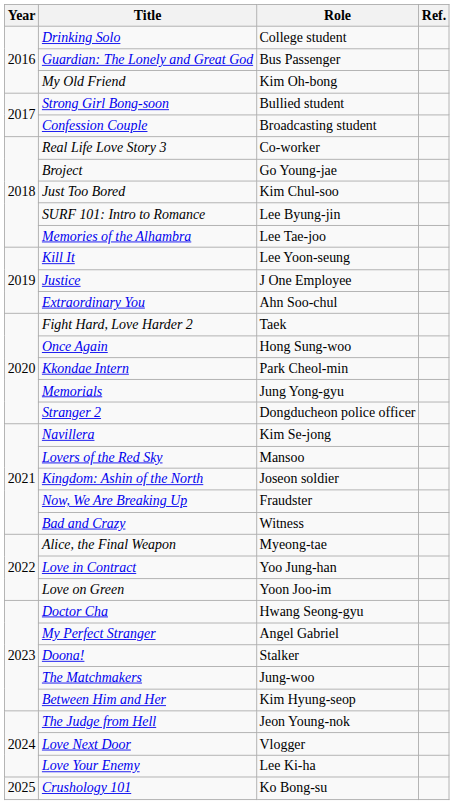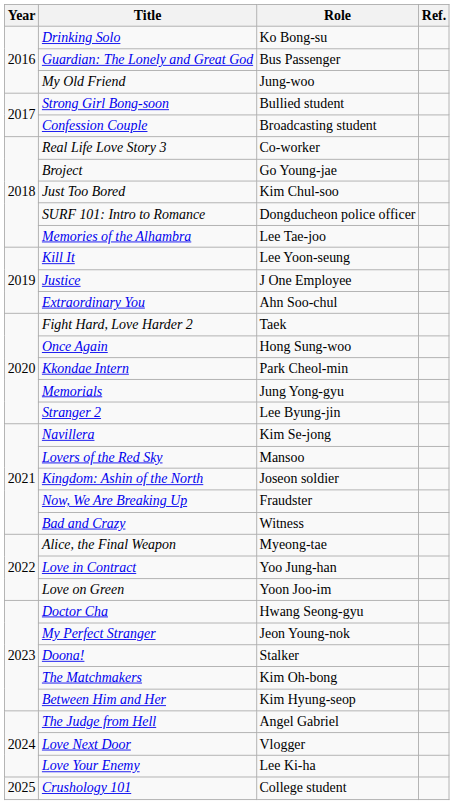(303, 37) College student -> (293, 37) Ko Bong-su
(298, 81) Kim Oh-bong -> (287, 81) Jung-woo
(300, 214) Lee Byung-jin -> (338, 214) Dongducheon police officer
(338, 412) Dongducheon police officer -> (300, 412) Lee Byung-jin
(299, 633) Angel Gabriel -> (305, 633) Jeon Young-nok
(287, 677) Jung-woo -> (298, 677) Kim Oh-bong
(305, 721) Jeon Young-nok -> (299, 721) Angel Gabriel
(293, 788) Ko Bong-su -> (303, 788) College student
